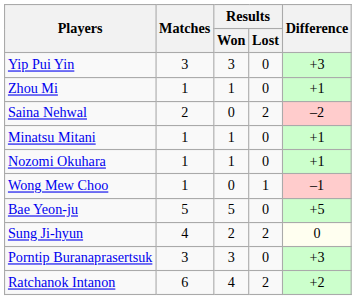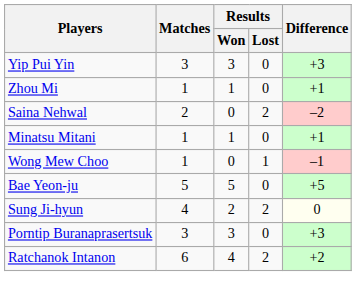- row: (57, 161)
